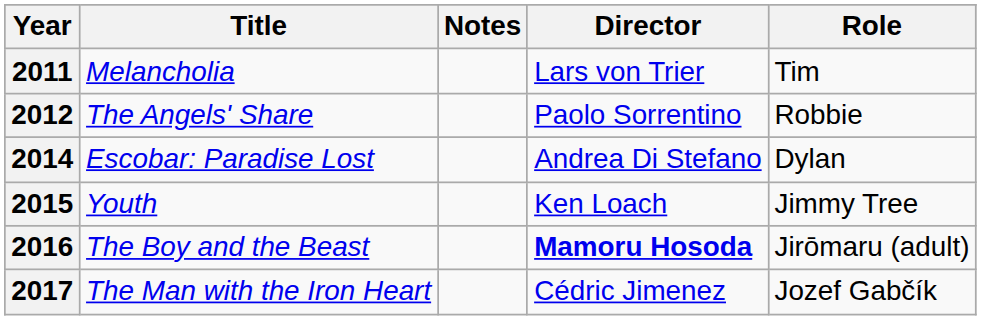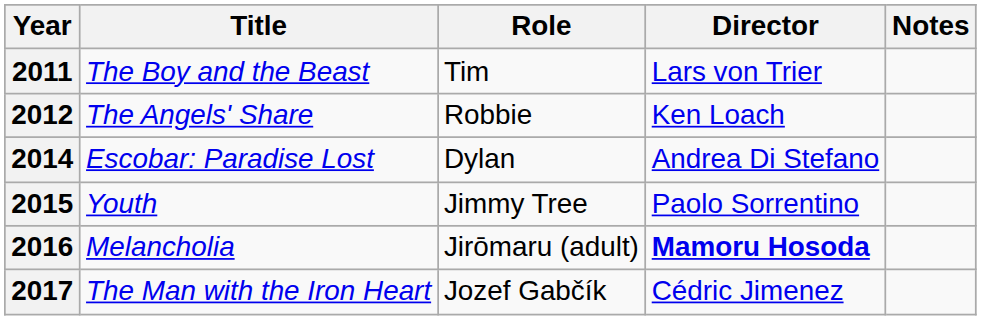columns swapped: (872, 26) <-> (483, 26)
(160, 70) Melancholia -> (228, 70) The Boy and the Beast
(638, 114) Paolo Sorrentino -> (718, 114) Ken Loach
(601, 203) Ken Loach -> (755, 203) Paolo Sorrentino
(228, 247) The Boy and the Beast -> (160, 247) Melancholia
